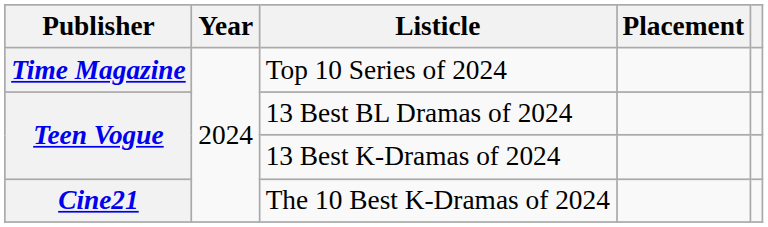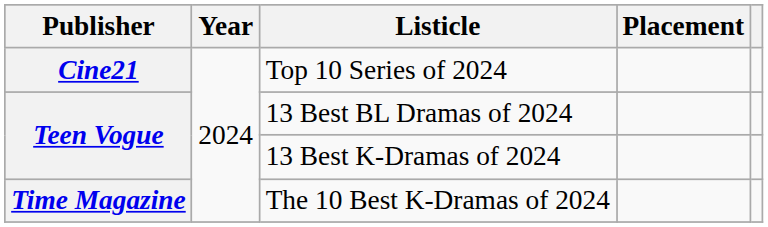(98, 69) Time Magazine -> (98, 69) Cine21
(98, 199) Cine21 -> (98, 199) Time Magazine
